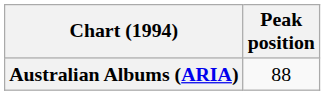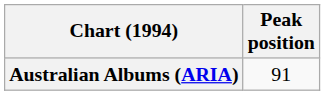(281, 74) 88 -> (281, 74) 91
